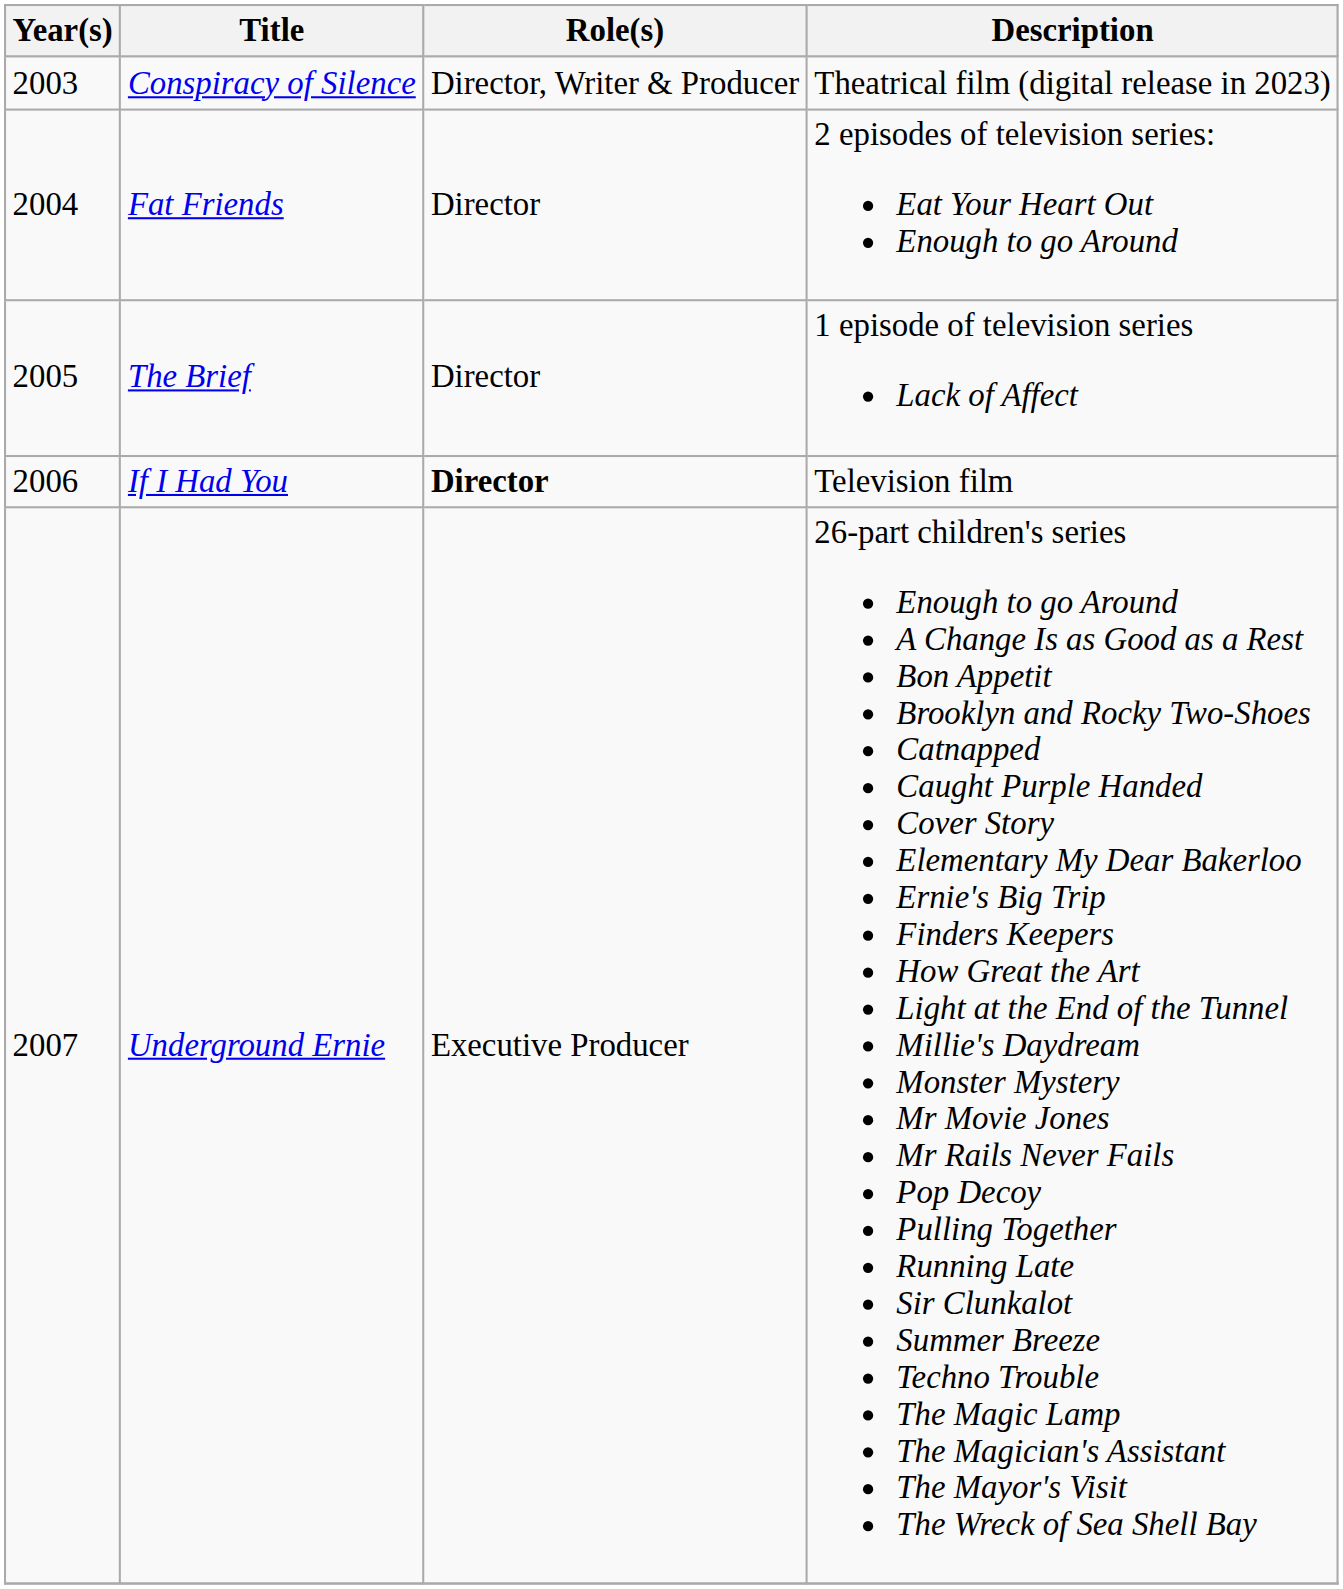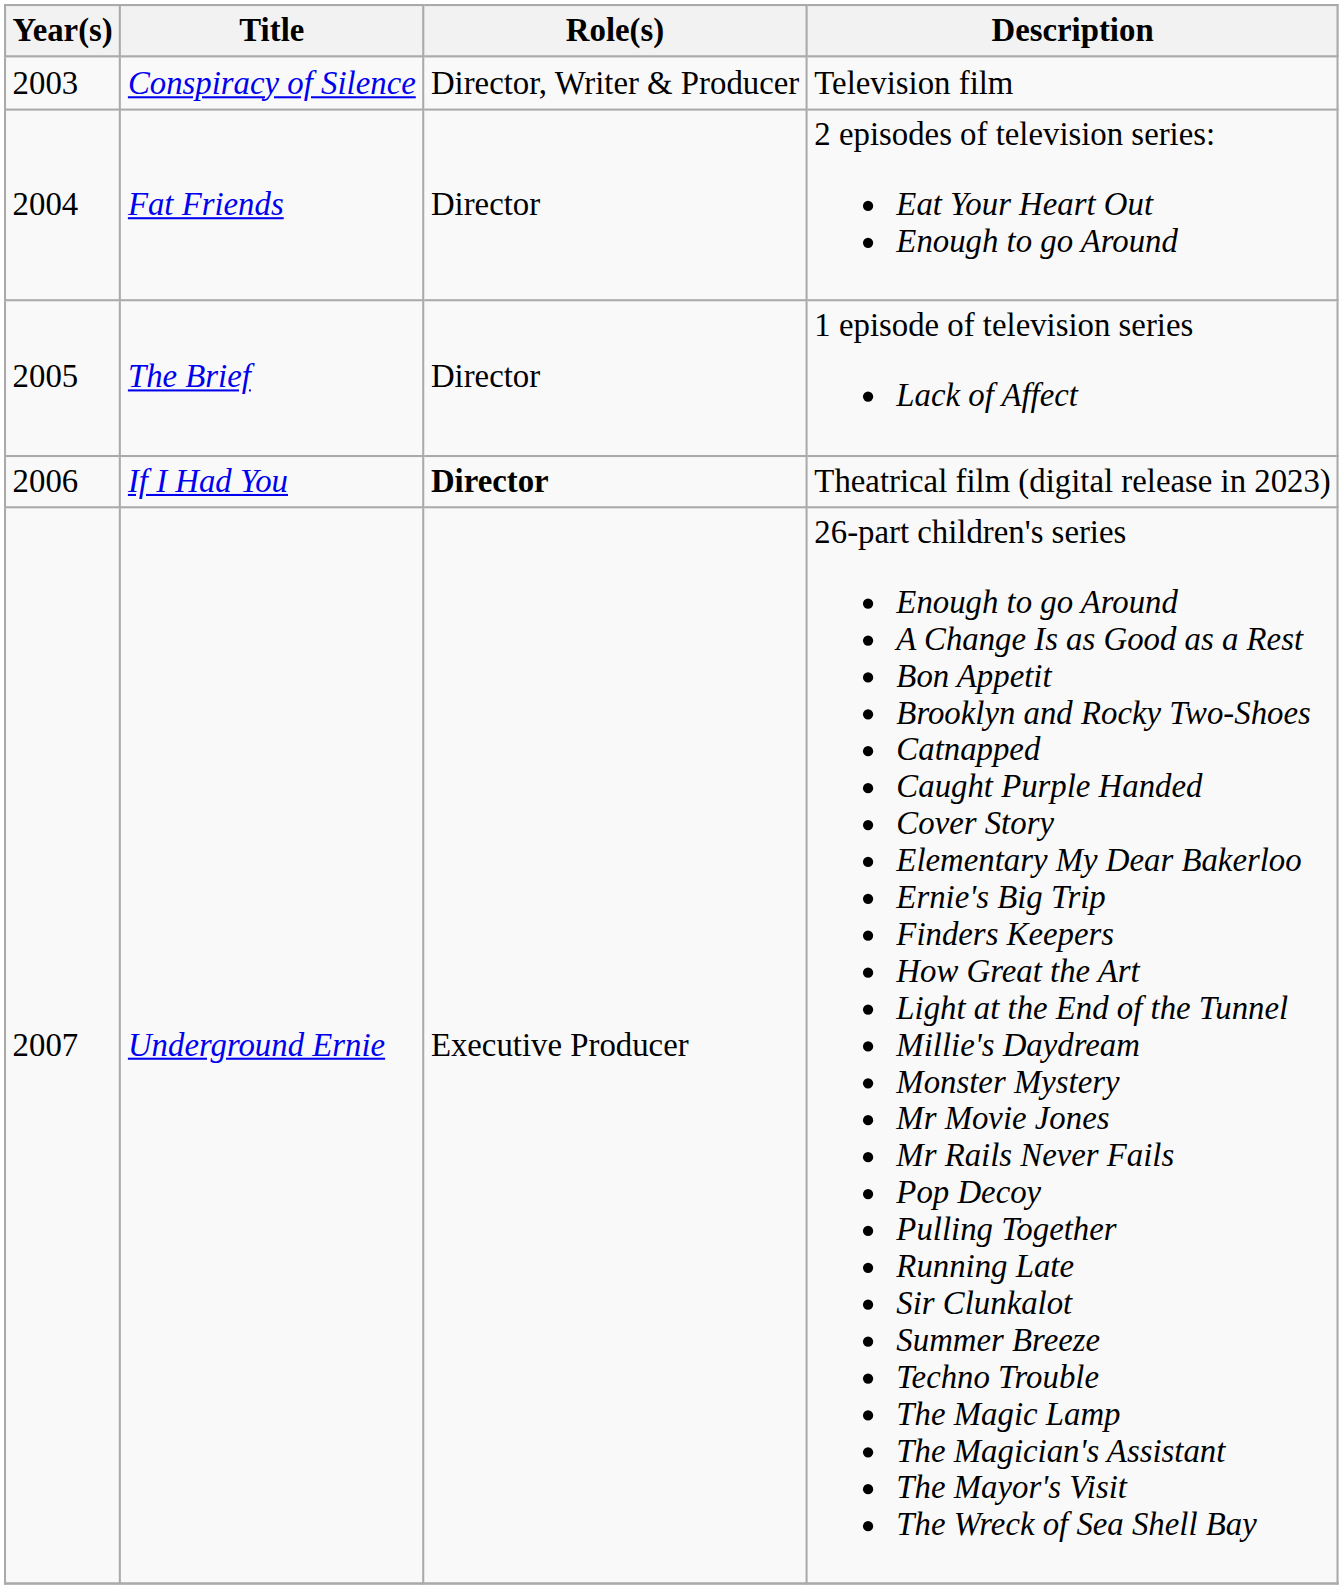(1073, 82) Theatrical film (digital release in 2023) -> (914, 82) Television film
(914, 480) Television film -> (1073, 480) Theatrical film (digital release in 2023)
